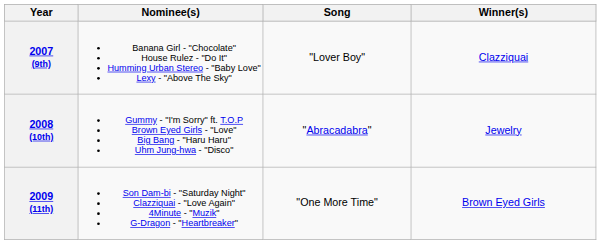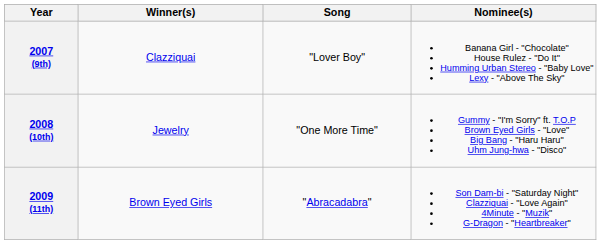columns swapped: (503, 13) <-> (171, 13)
(337, 130) "Abracadabra" -> (337, 130) "One More Time"
(337, 203) "One More Time" -> (337, 203) "Abracadabra"
